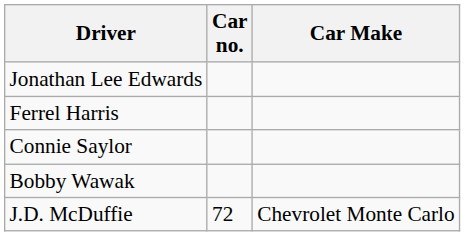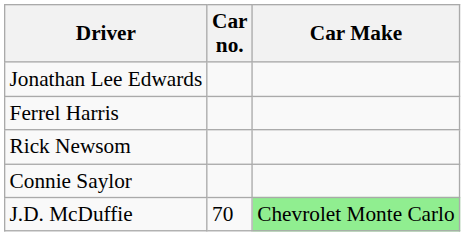+ row: (70, 146)
- row: (72, 180)
(223, 214) 72 -> (223, 214) 70
(356, 214) no background -> (356, 214) lightgreen background
